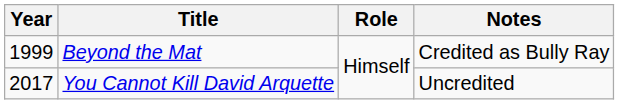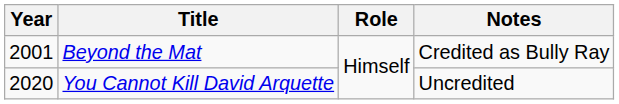(31, 51) 1999 -> (31, 51) 2001
(31, 83) 2017 -> (31, 83) 2020
